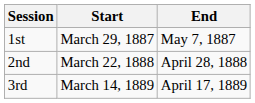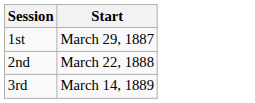- column: (204, 16)
